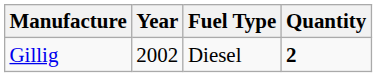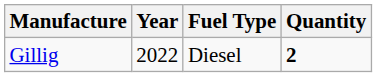(157, 54) 2002 -> (157, 54) 2022
